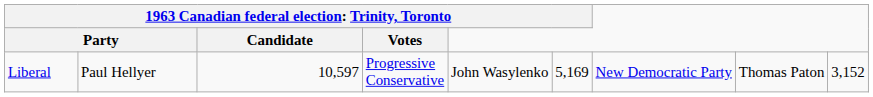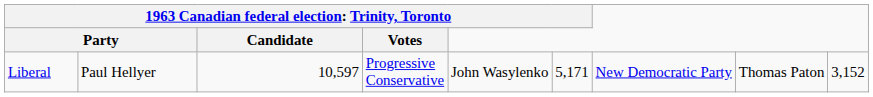(572, 71) 5,169 -> (572, 71) 5,171
